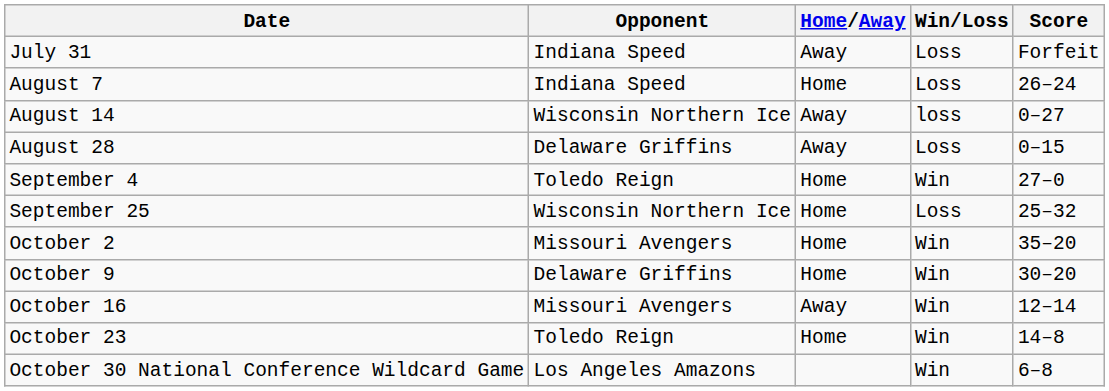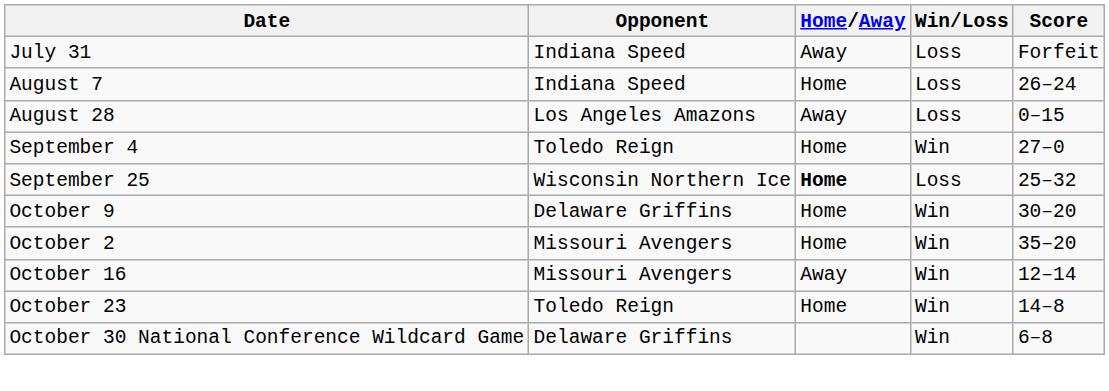- row: (62, 116)
(633, 148) Delaware Griffins -> (645, 116) Los Angeles Amazons
(824, 211) normal -> (824, 180) bold
rows swapped: (62, 243) <-> (62, 275)
(645, 370) Los Angeles Amazons -> (633, 338) Delaware Griffins
